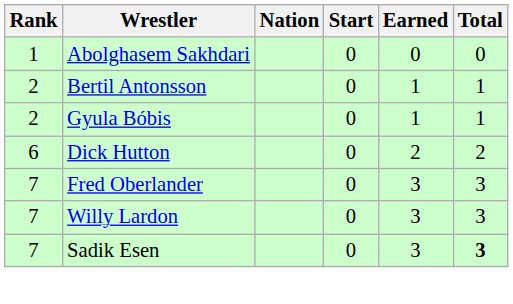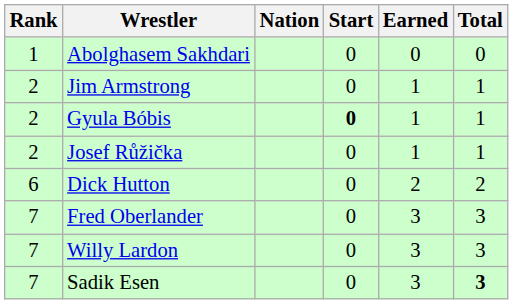- row: (137, 86)
+ row: (129, 86)
(351, 119) normal -> (351, 119) bold
+ row: (125, 151)
